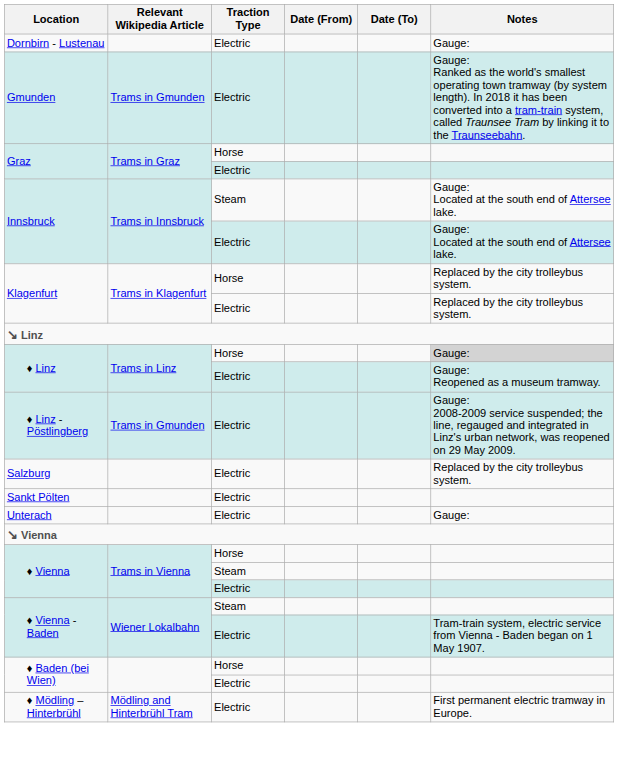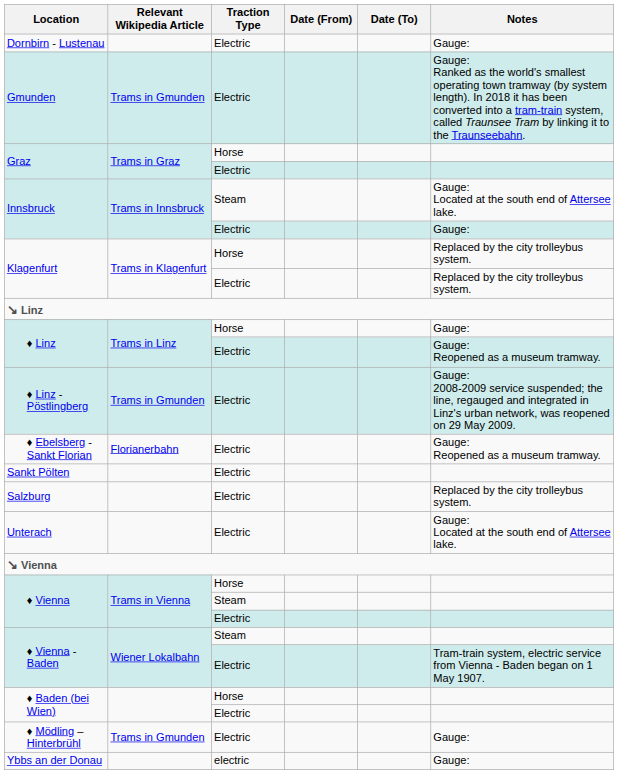(522, 242) Gauge: Located at the south end of Attersee lake. -> (451, 230) Gauge:
(451, 353) lightgrey background -> (451, 328) no background
+ row: (59, 449)
rows swapped: (29, 474) <-> (38, 497)
(451, 515) Gauge: -> (522, 532) Gauge: Located at the south end of Attersee lake.
(152, 707) Mödling and Hinterbrühl Tram -> (158, 737) Trams in Gmunden
(519, 707) First permanent electric tramway in Europe. -> (451, 737) Gauge:
+ row: (54, 761)
